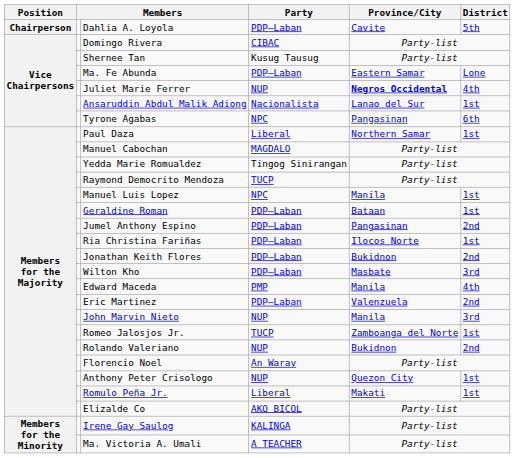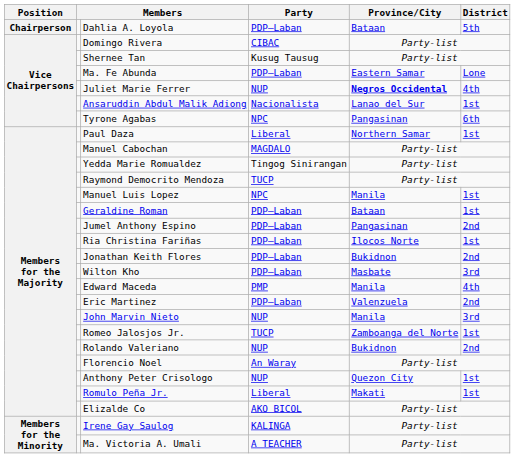(368, 27) Cavite -> (368, 27) Bataan
